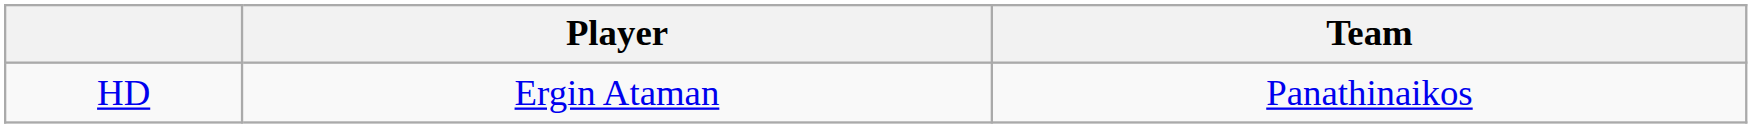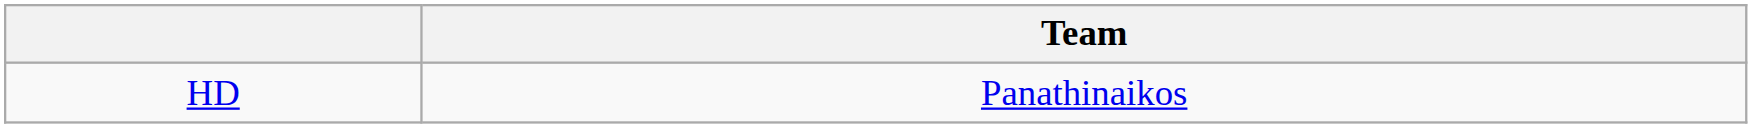- column: (617, 33)
